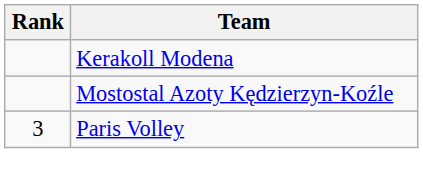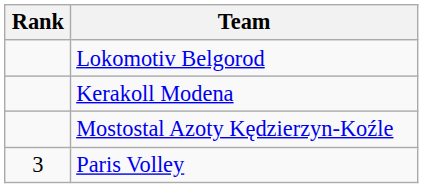+ row: (170, 57)
